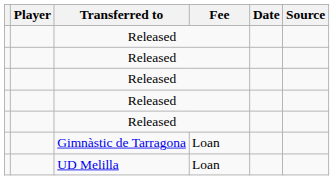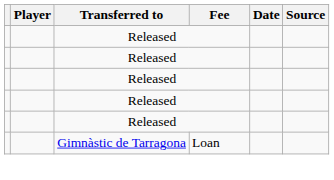- row: (88, 164)
